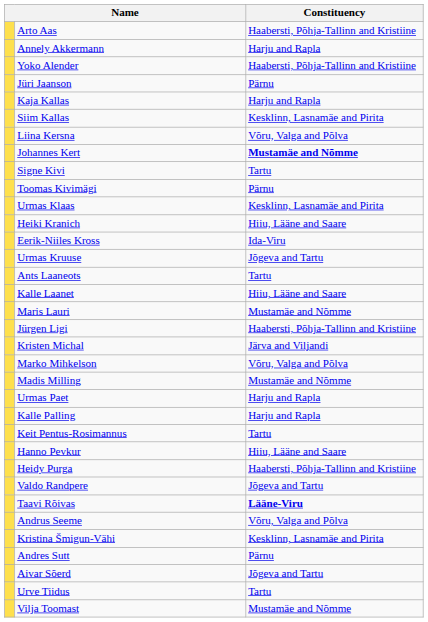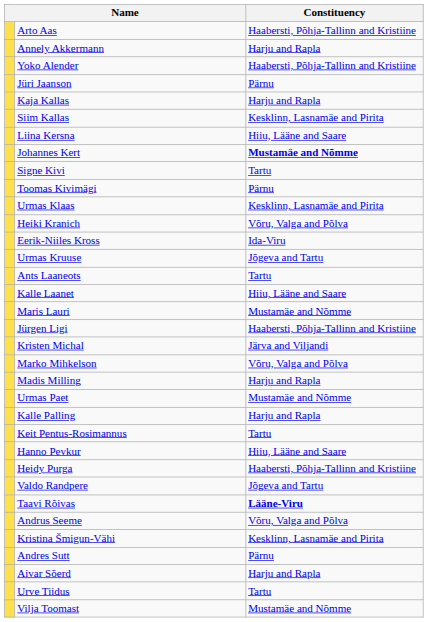(298, 135) Võru, Valga and Põlva -> (297, 135) Hiiu, Lääne and Saare
(297, 223) Hiiu, Lääne and Saare -> (298, 223) Võru, Valga and Põlva
(300, 380) Mustamäe and Nõmme -> (284, 380) Harju and Rapla
(284, 398) Harju and Rapla -> (300, 398) Mustamäe and Nõmme
(286, 573) Jõgeva and Tartu -> (284, 573) Harju and Rapla
